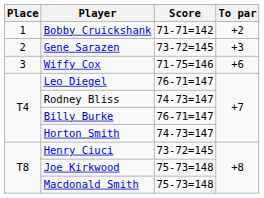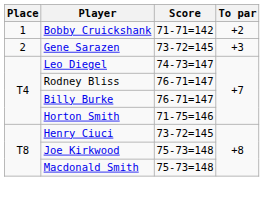- row: (72, 64)
(185, 82) 76-71=147 -> (185, 64) 74-73=147
(185, 99) 74-73=147 -> (185, 82) 76-71=147
(185, 133) 74-73=147 -> (185, 116) 71-75=146
